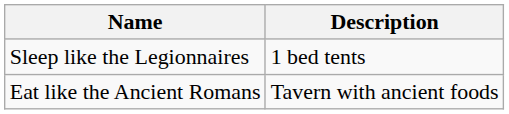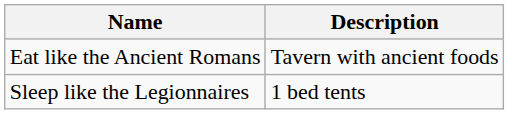rows swapped: (135, 91) <-> (129, 56)
